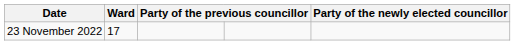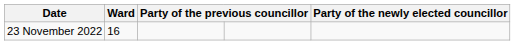(114, 31) 17 -> (114, 31) 16
